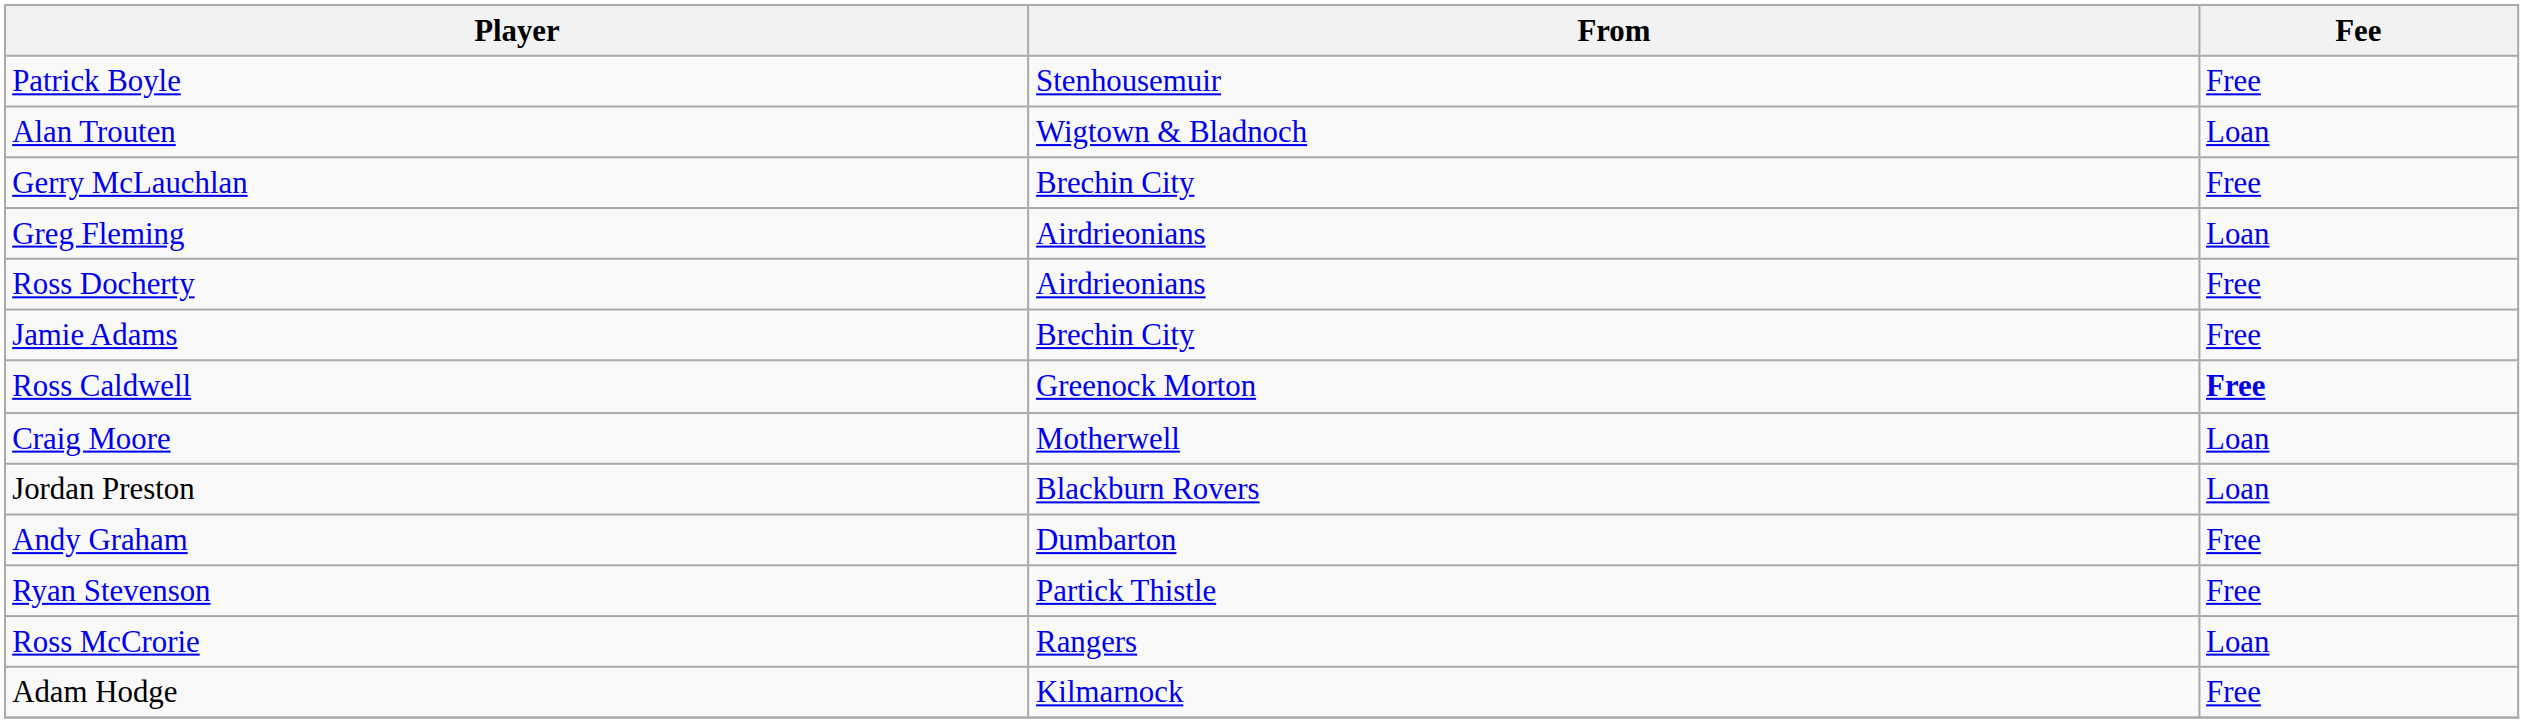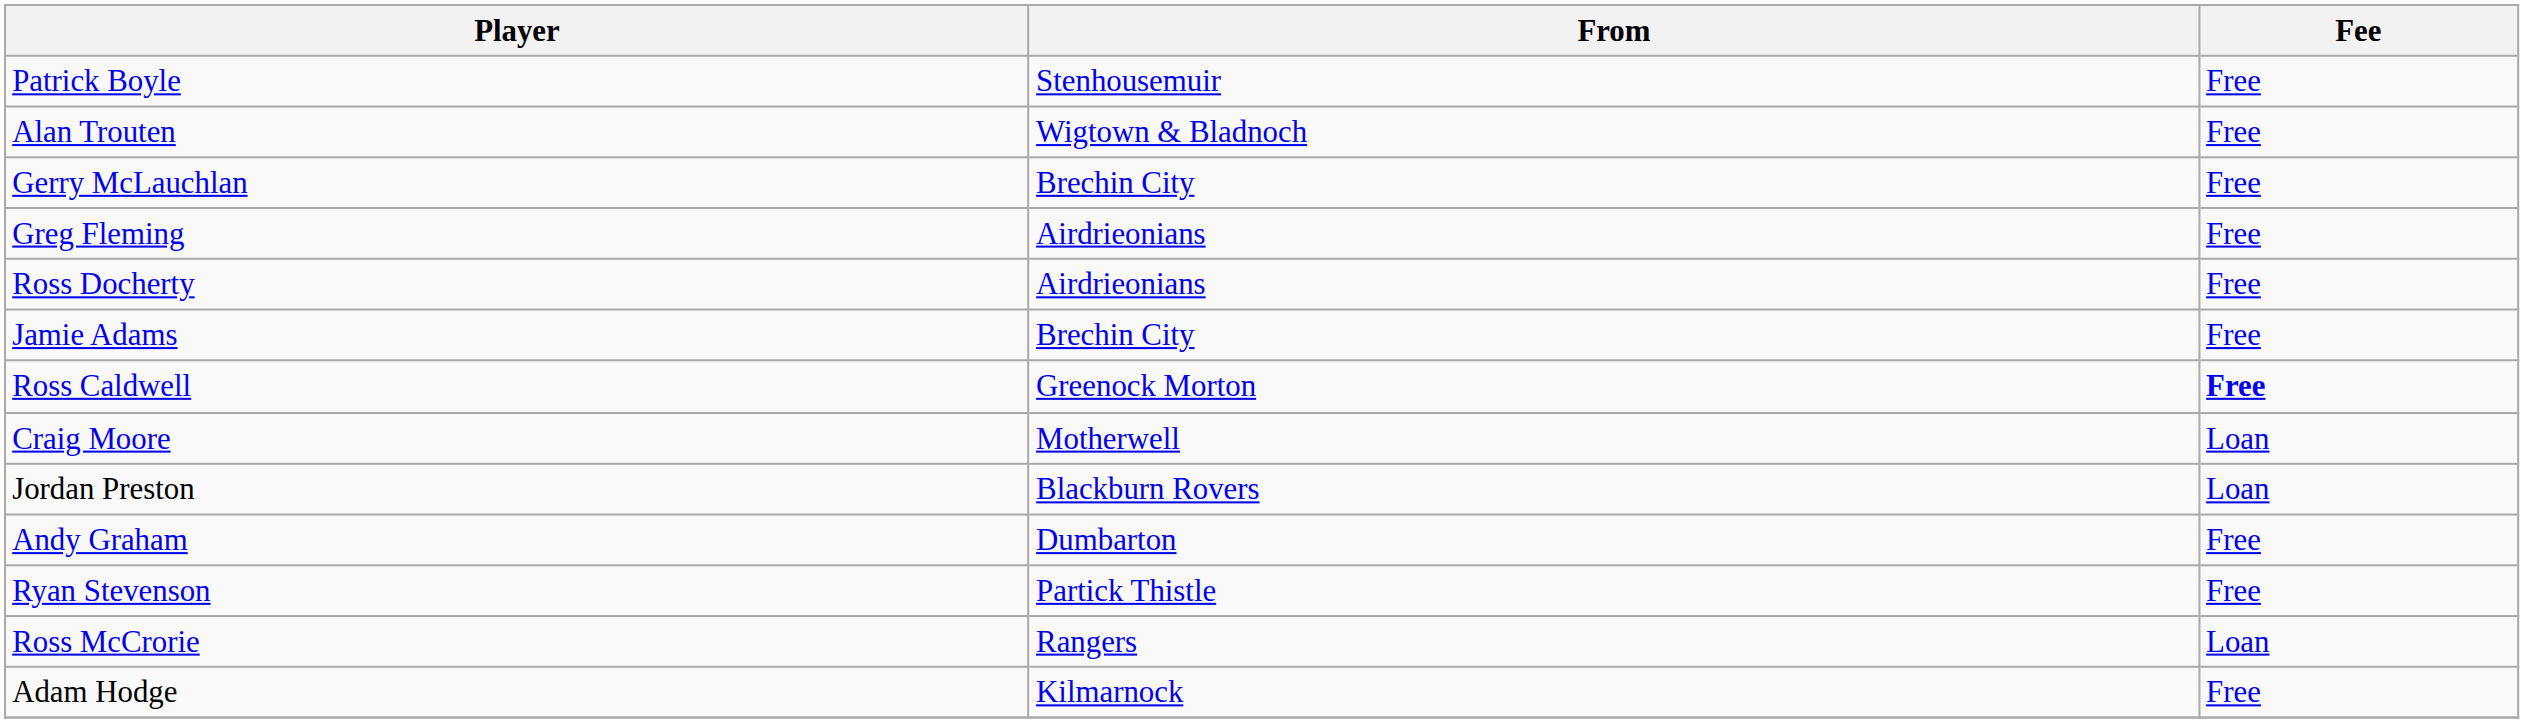(2238, 131) Loan -> (2234, 131) Free
(2238, 233) Loan -> (2234, 233) Free
